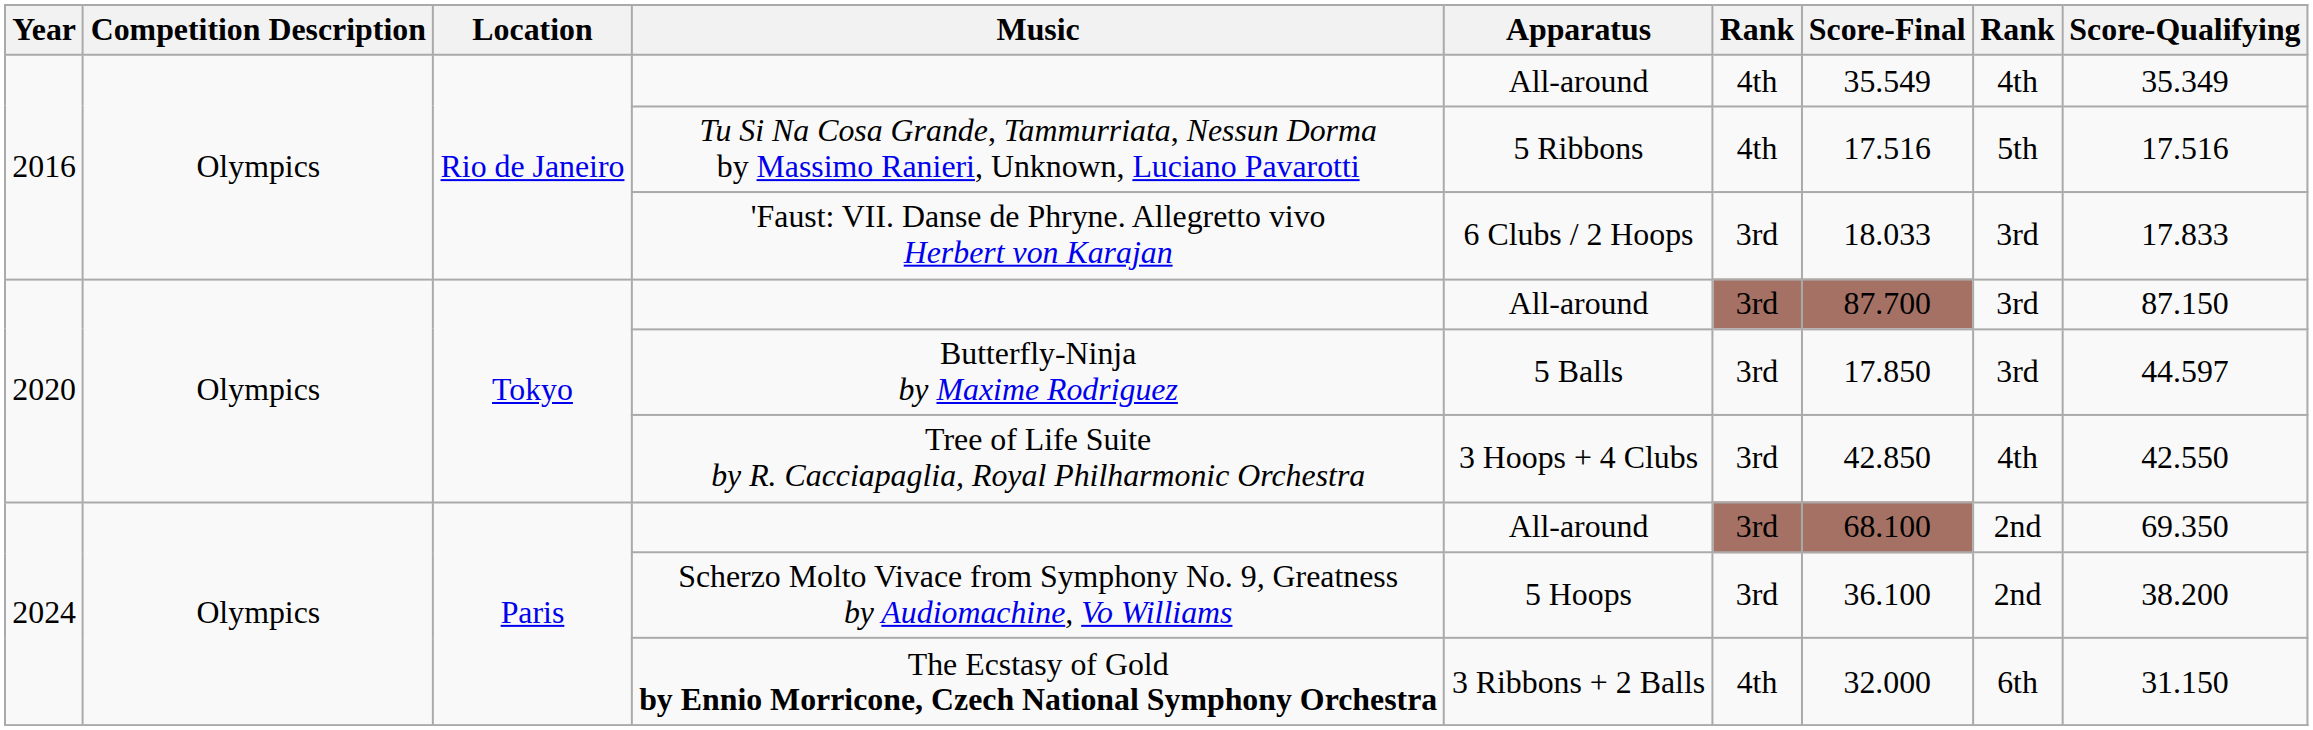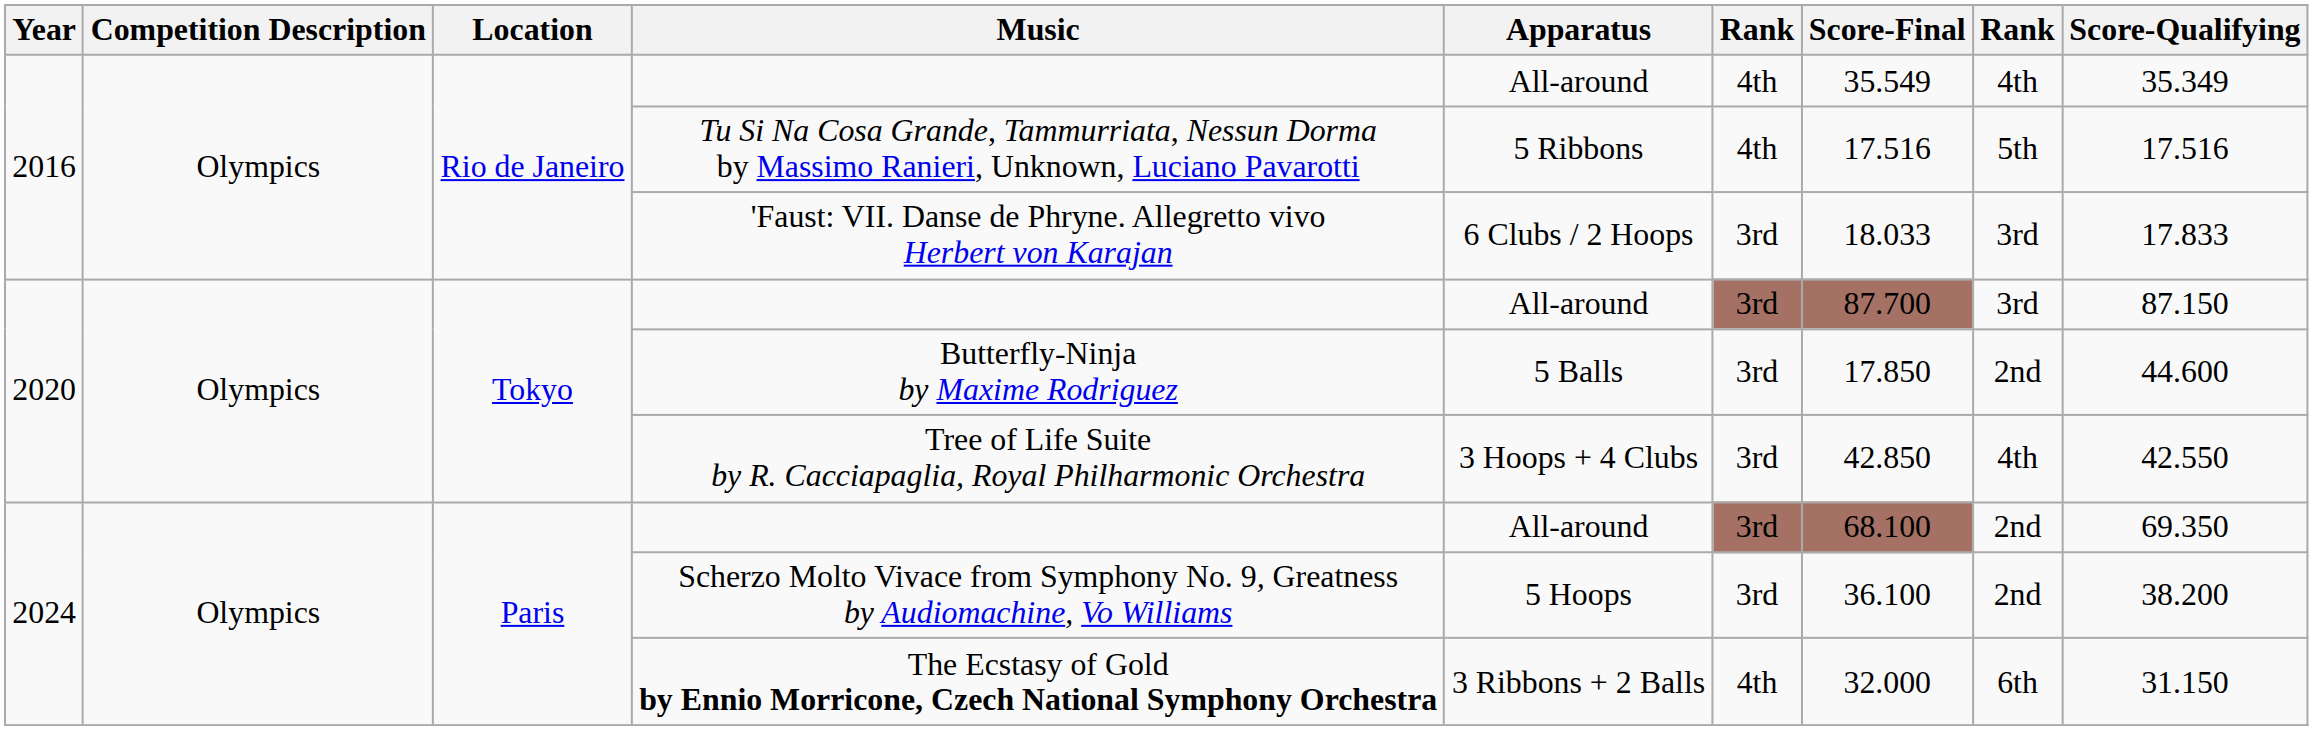(2018, 371) 3rd -> (2018, 371) 2nd
(2185, 371) 44.597 -> (2185, 371) 44.600
